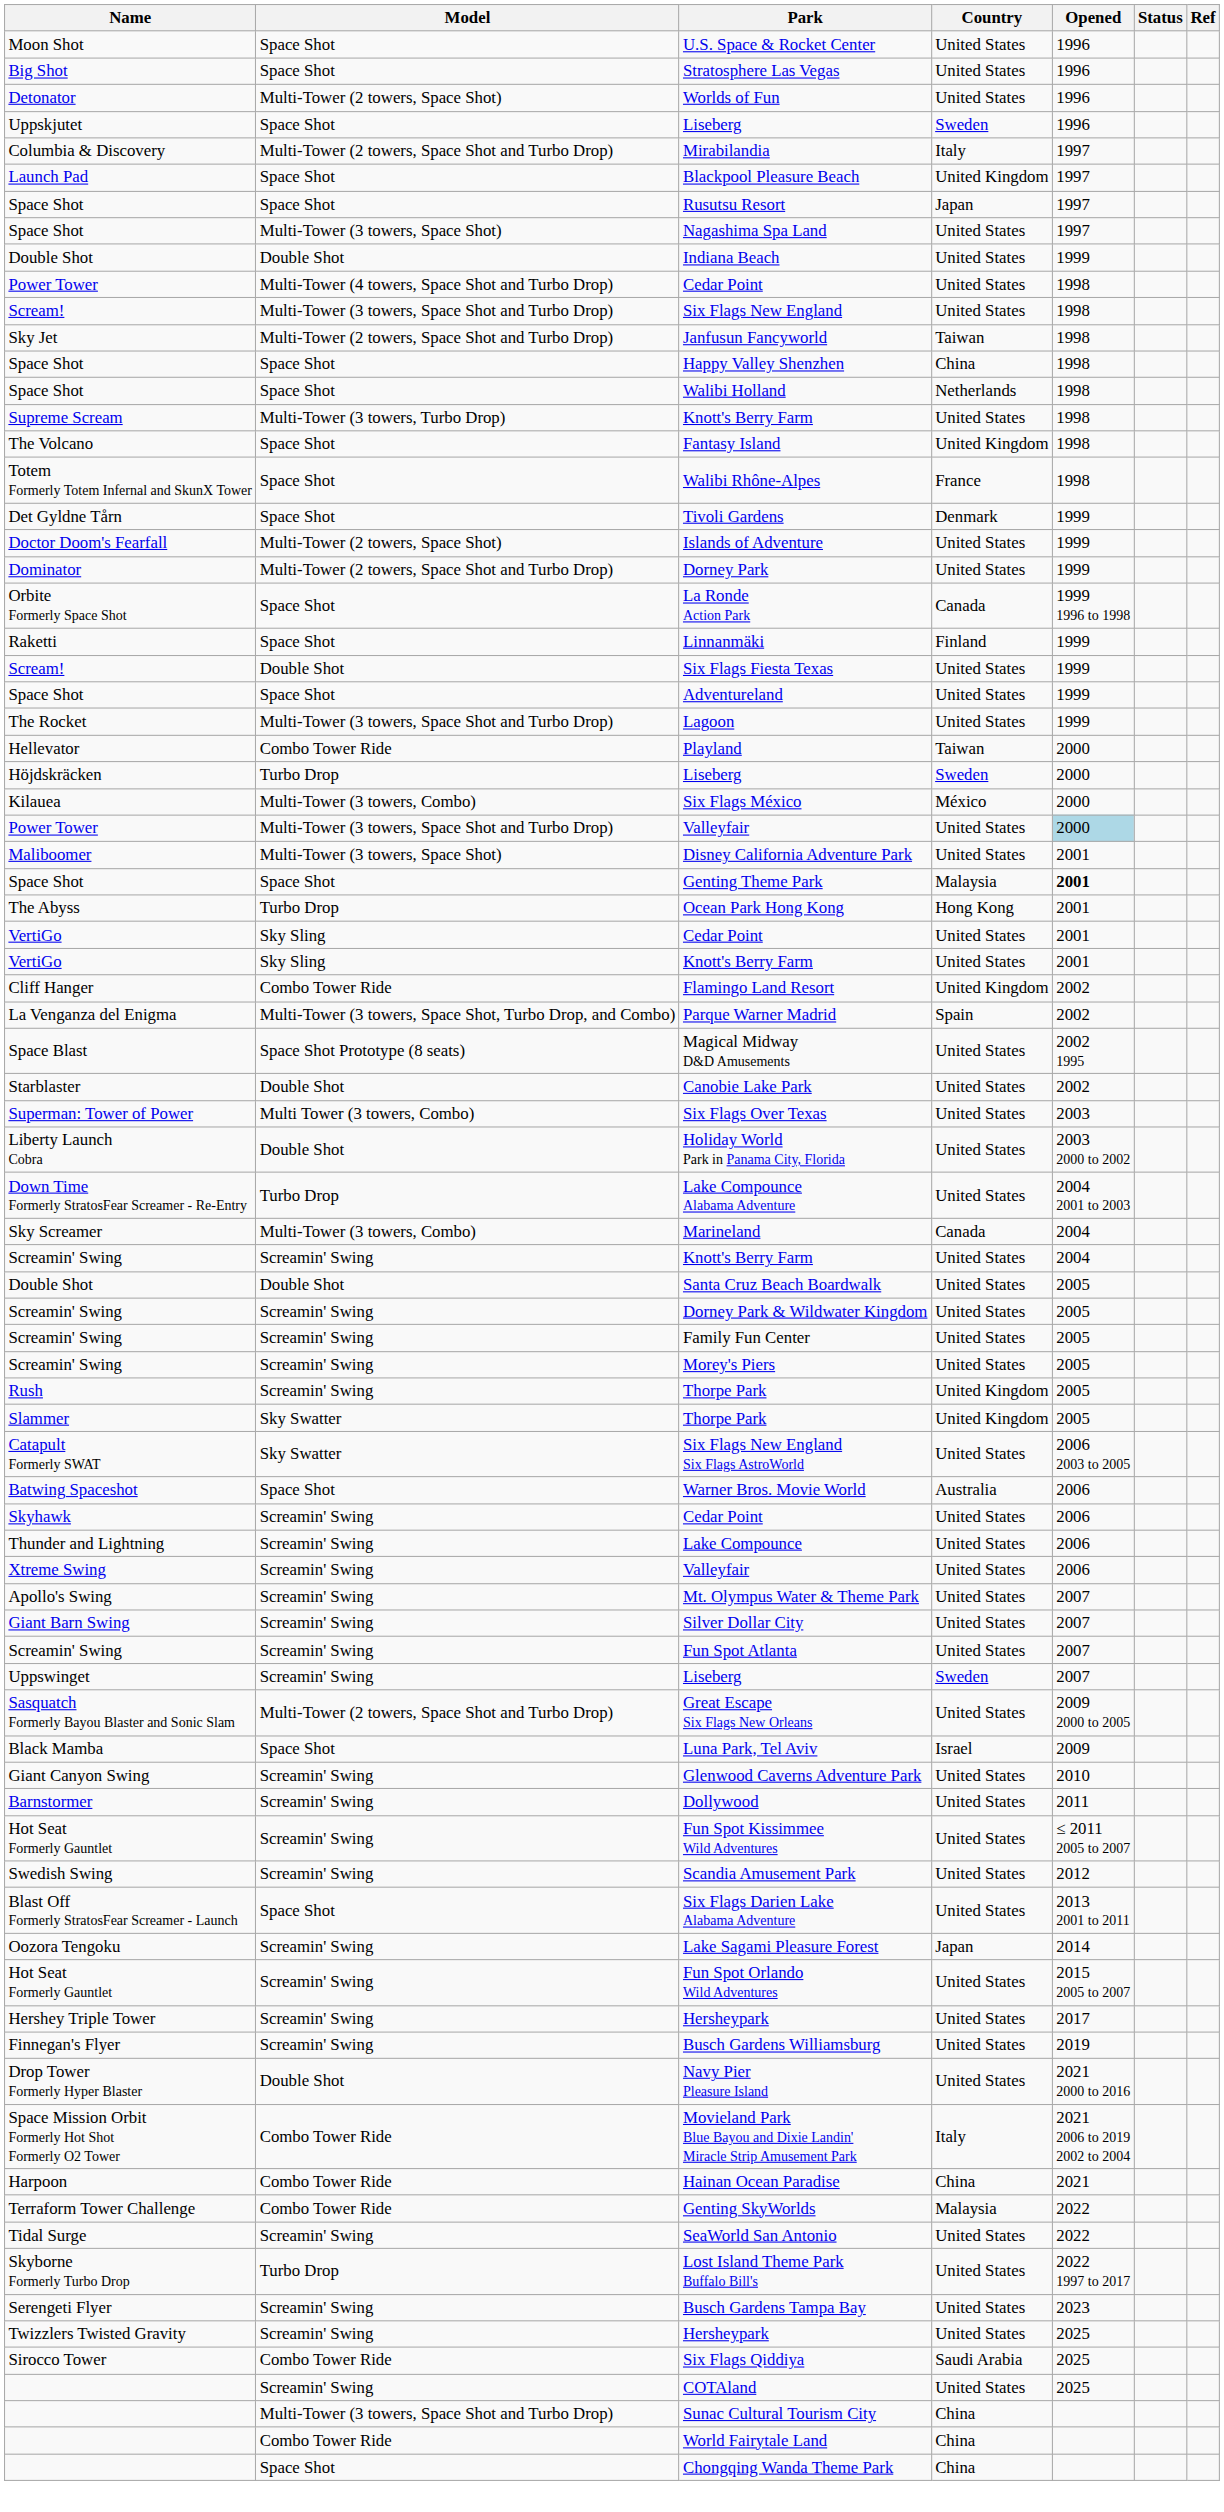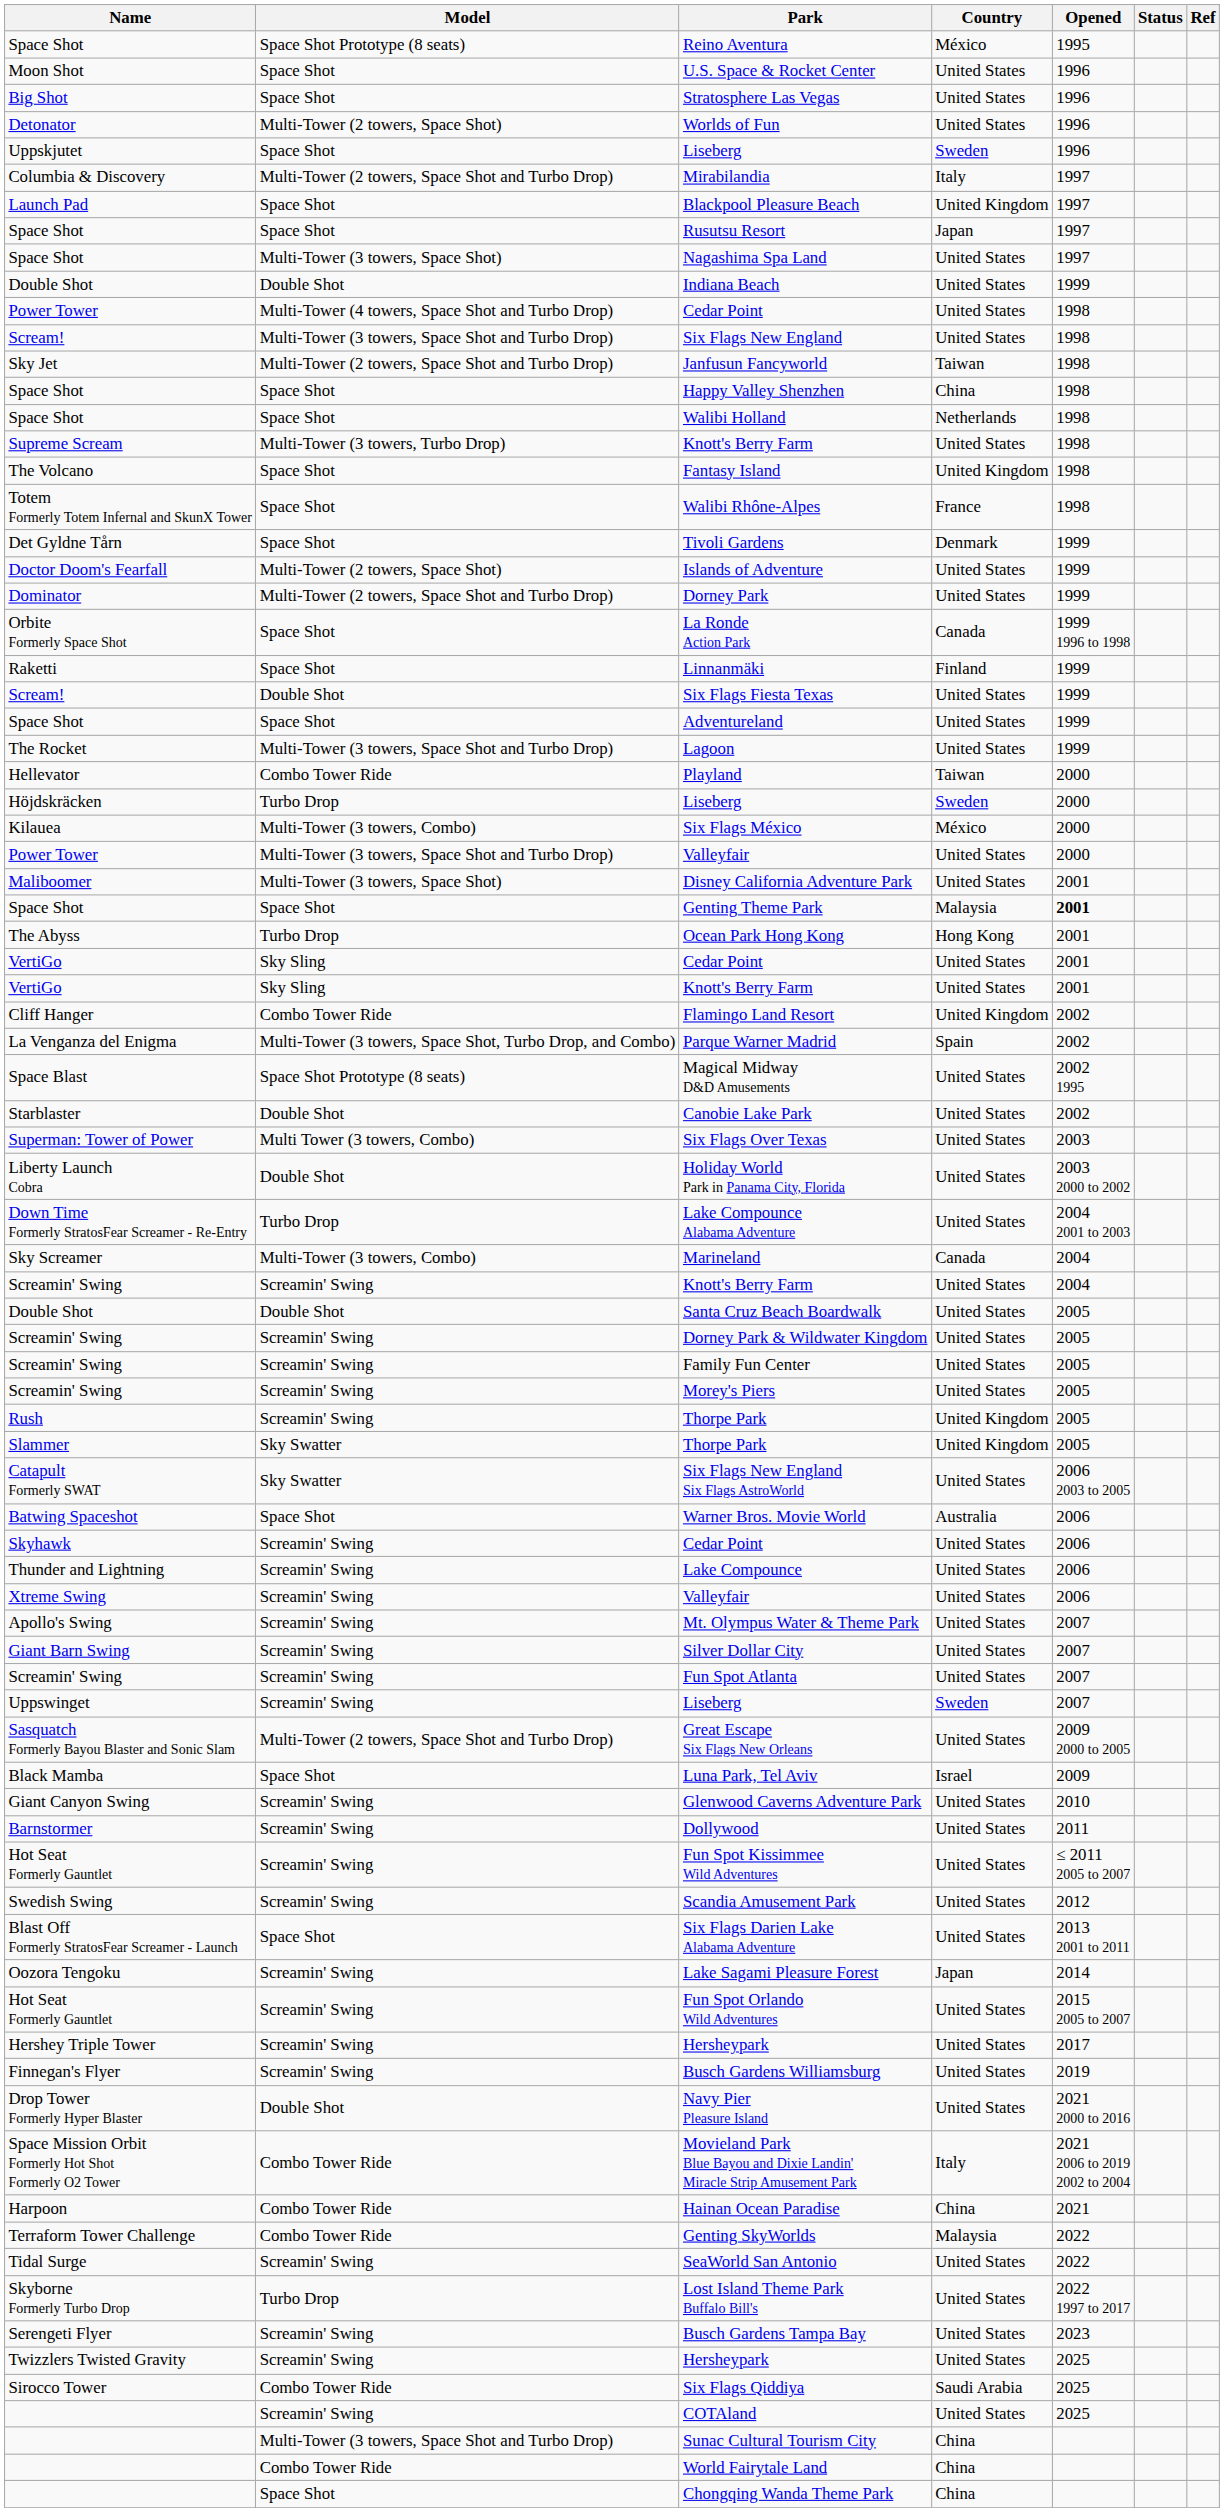+ row: (46, 44)
(1073, 828) lightblue background -> (1073, 854) no background
